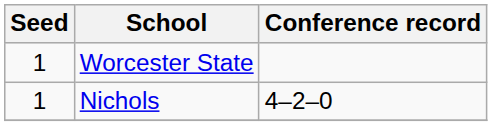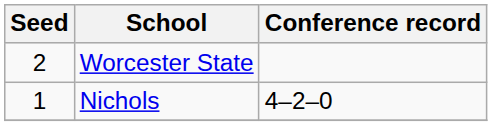(39, 62) 1 -> (39, 62) 2
